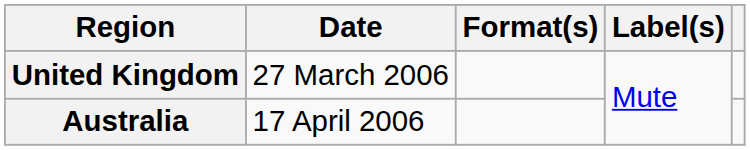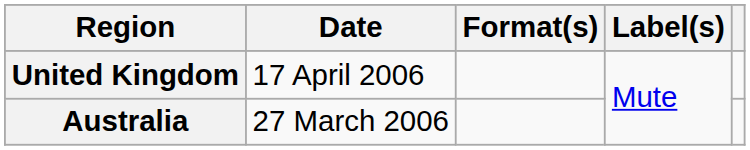(351, 74) 27 March 2006 -> (339, 74) 17 April 2006
(339, 121) 17 April 2006 -> (351, 121) 27 March 2006
